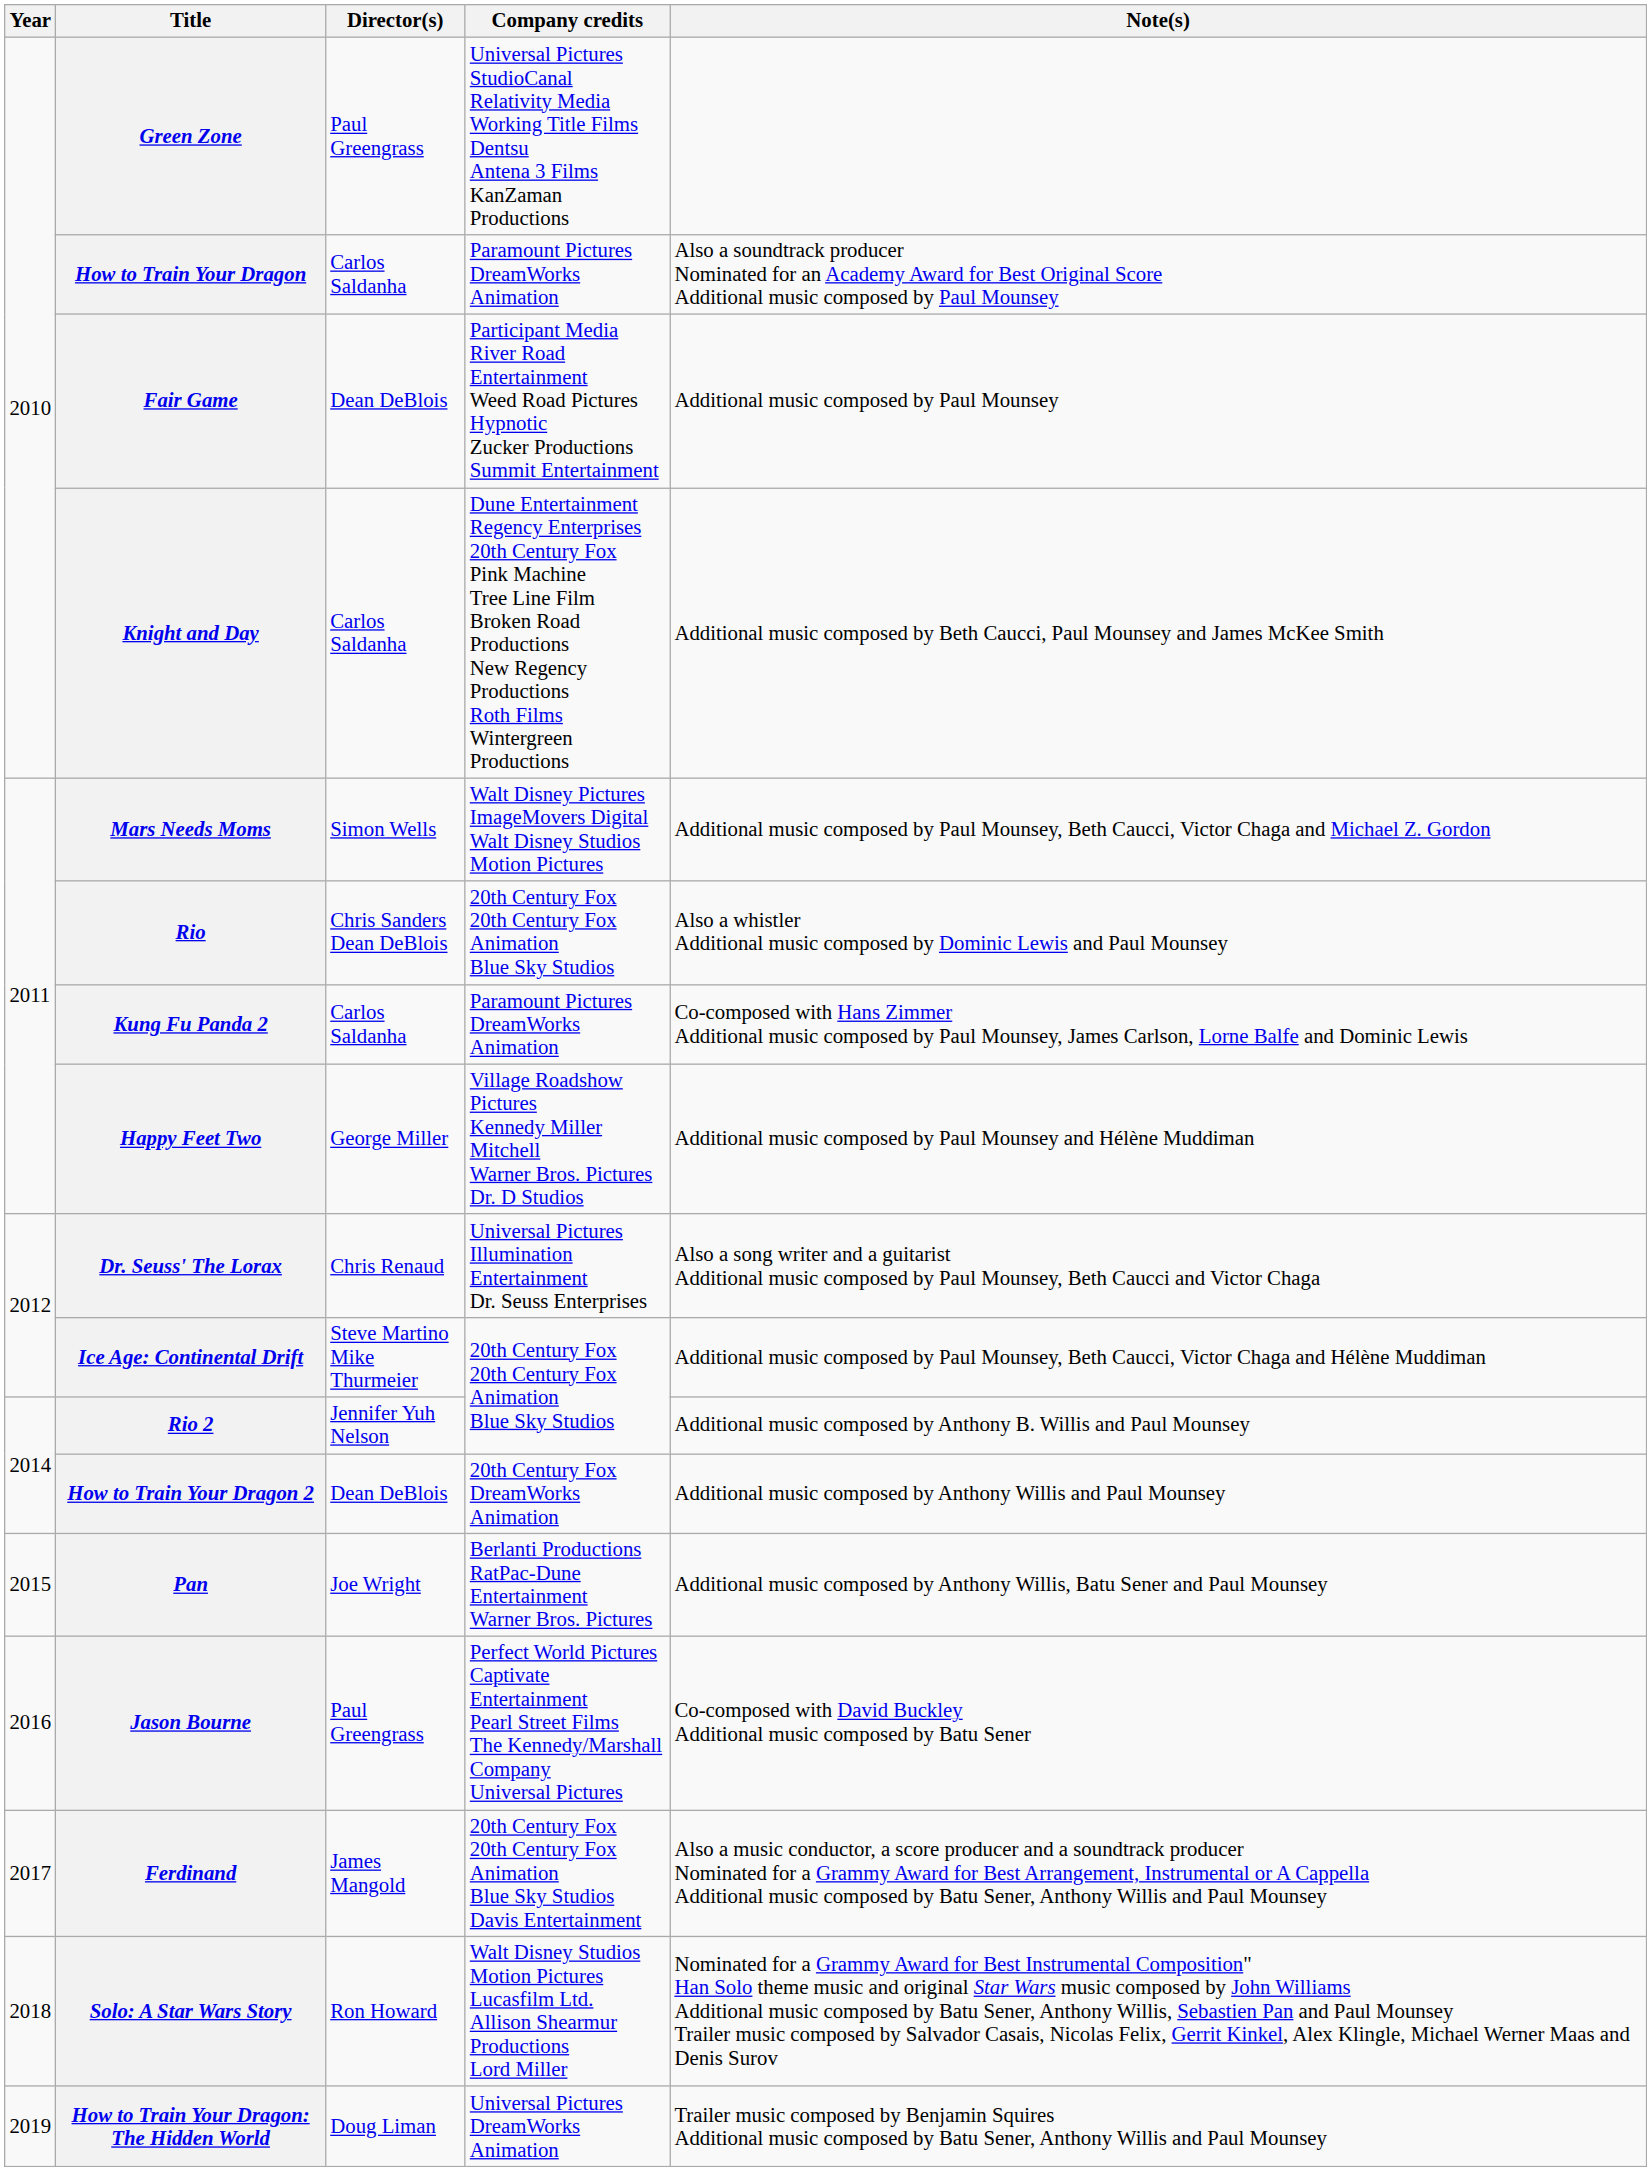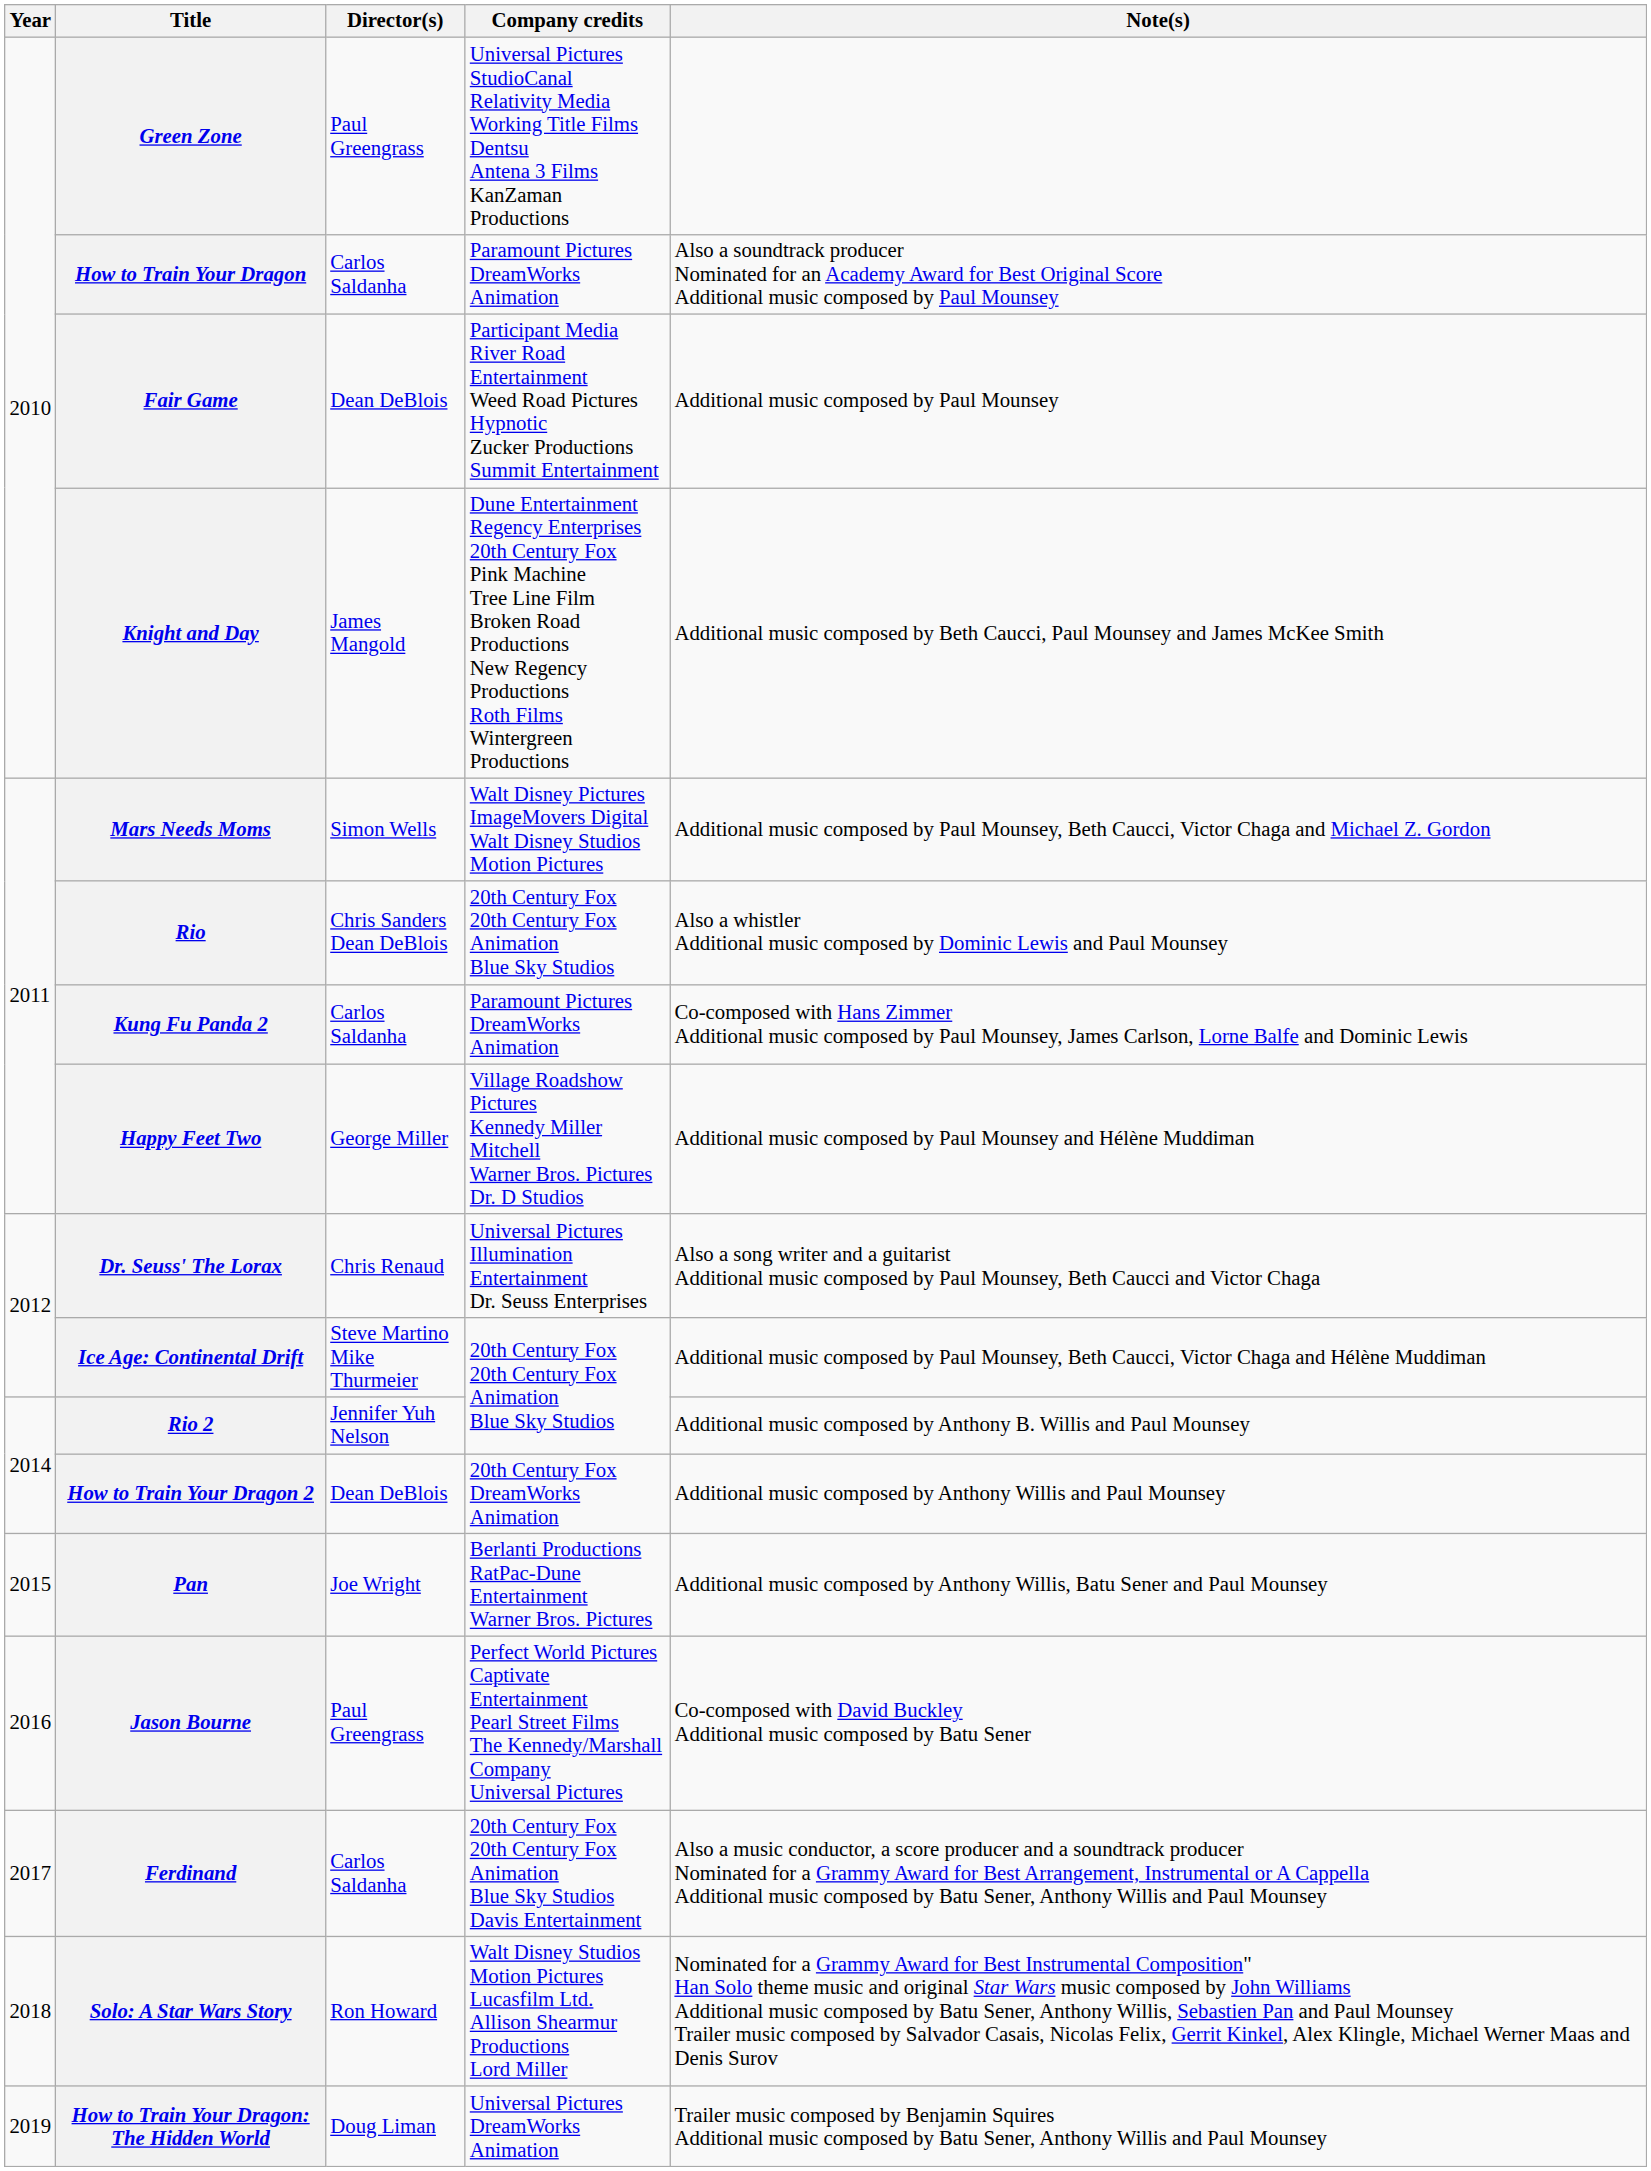(368, 632) Carlos Saldanha -> (368, 632) James Mangold
(368, 1873) James Mangold -> (368, 1873) Carlos Saldanha
